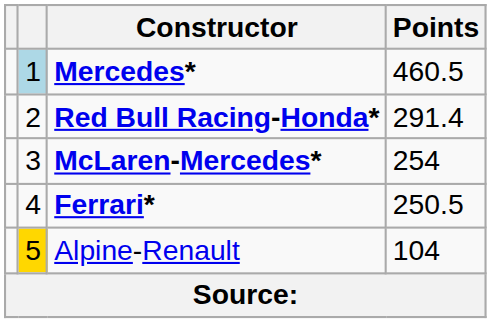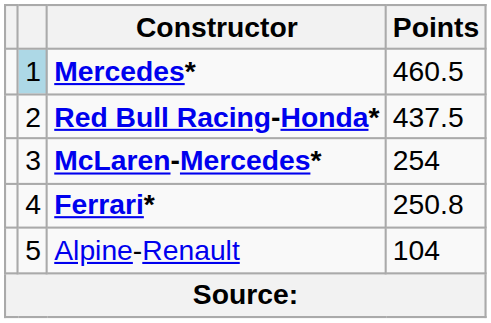(428, 116) 291.4 -> (428, 116) 437.5
(428, 205) 250.5 -> (428, 205) 250.8
(33, 250) gold background -> (33, 250) no background
